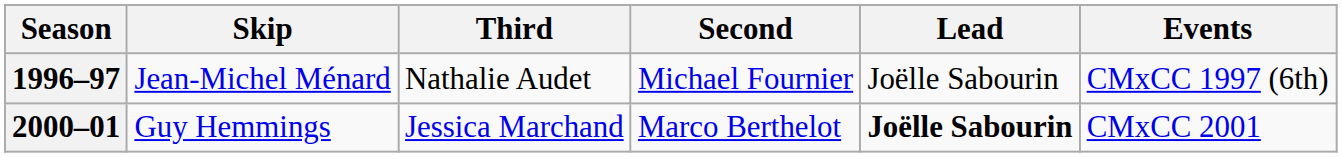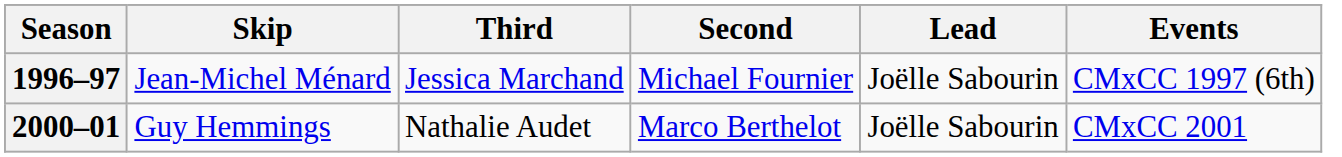(498, 77) Nathalie Audet -> (514, 77) Jessica Marchand
(514, 126) Jessica Marchand -> (498, 126) Nathalie Audet
(970, 126) bold -> (963, 126) normal
